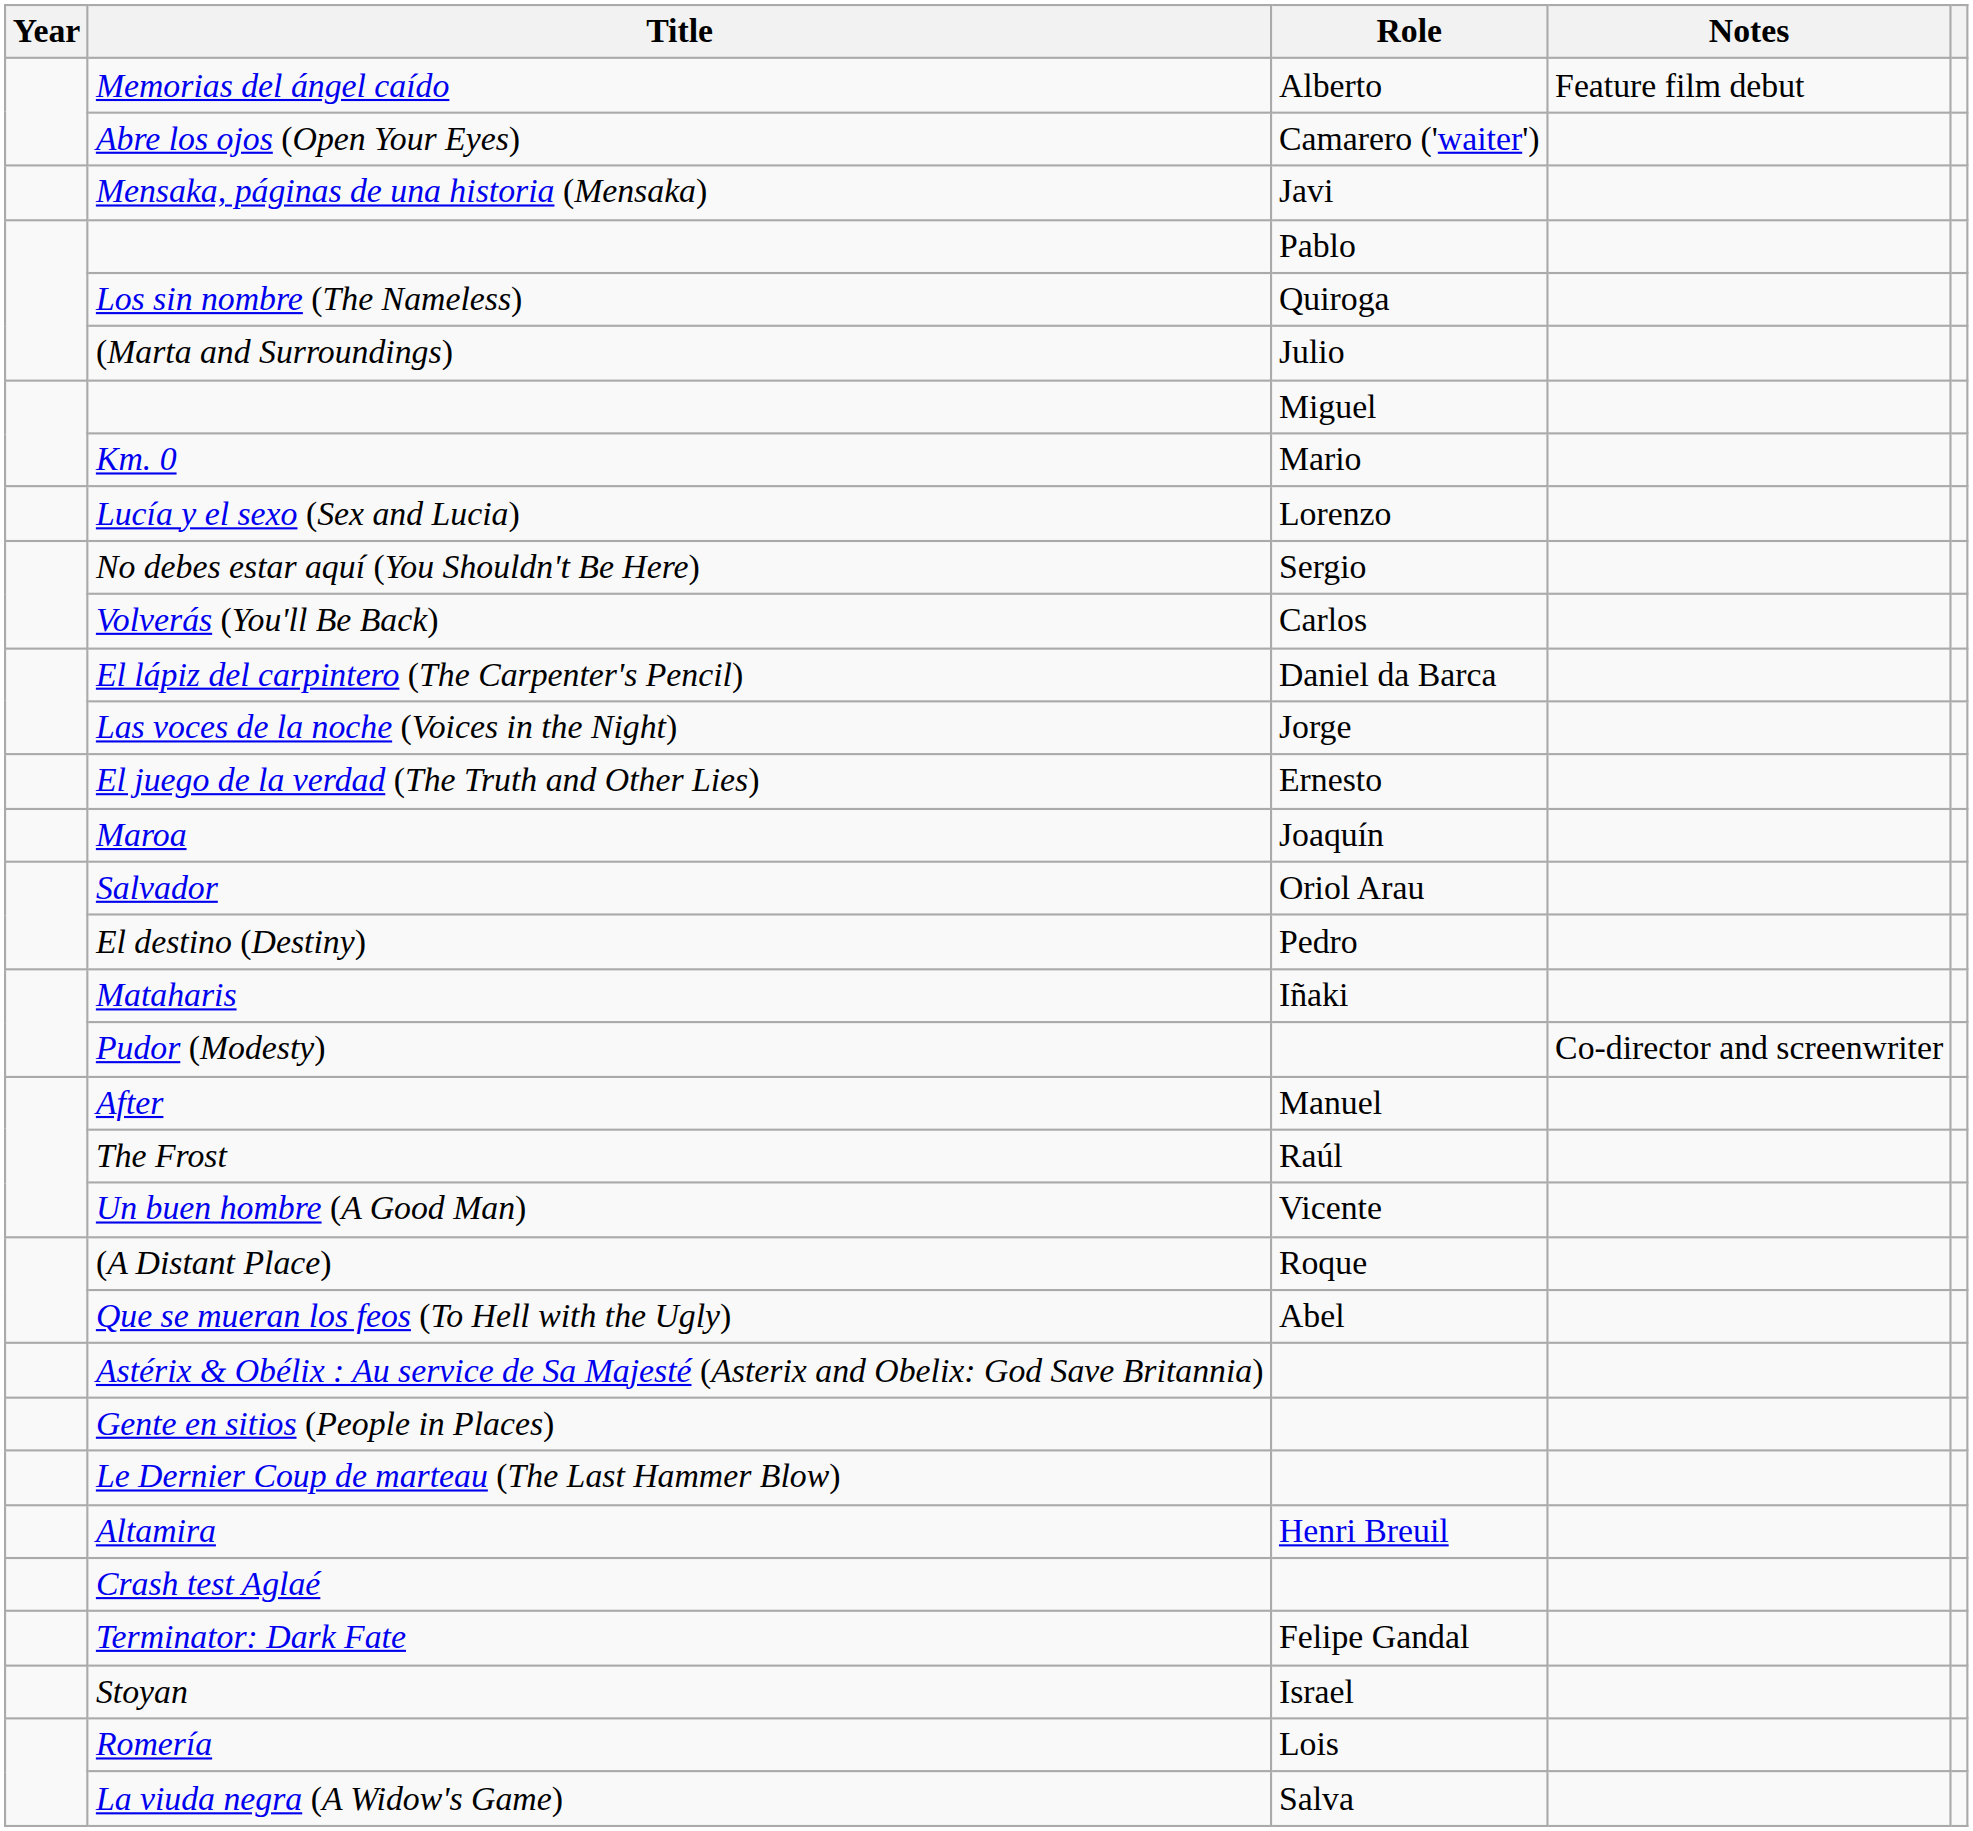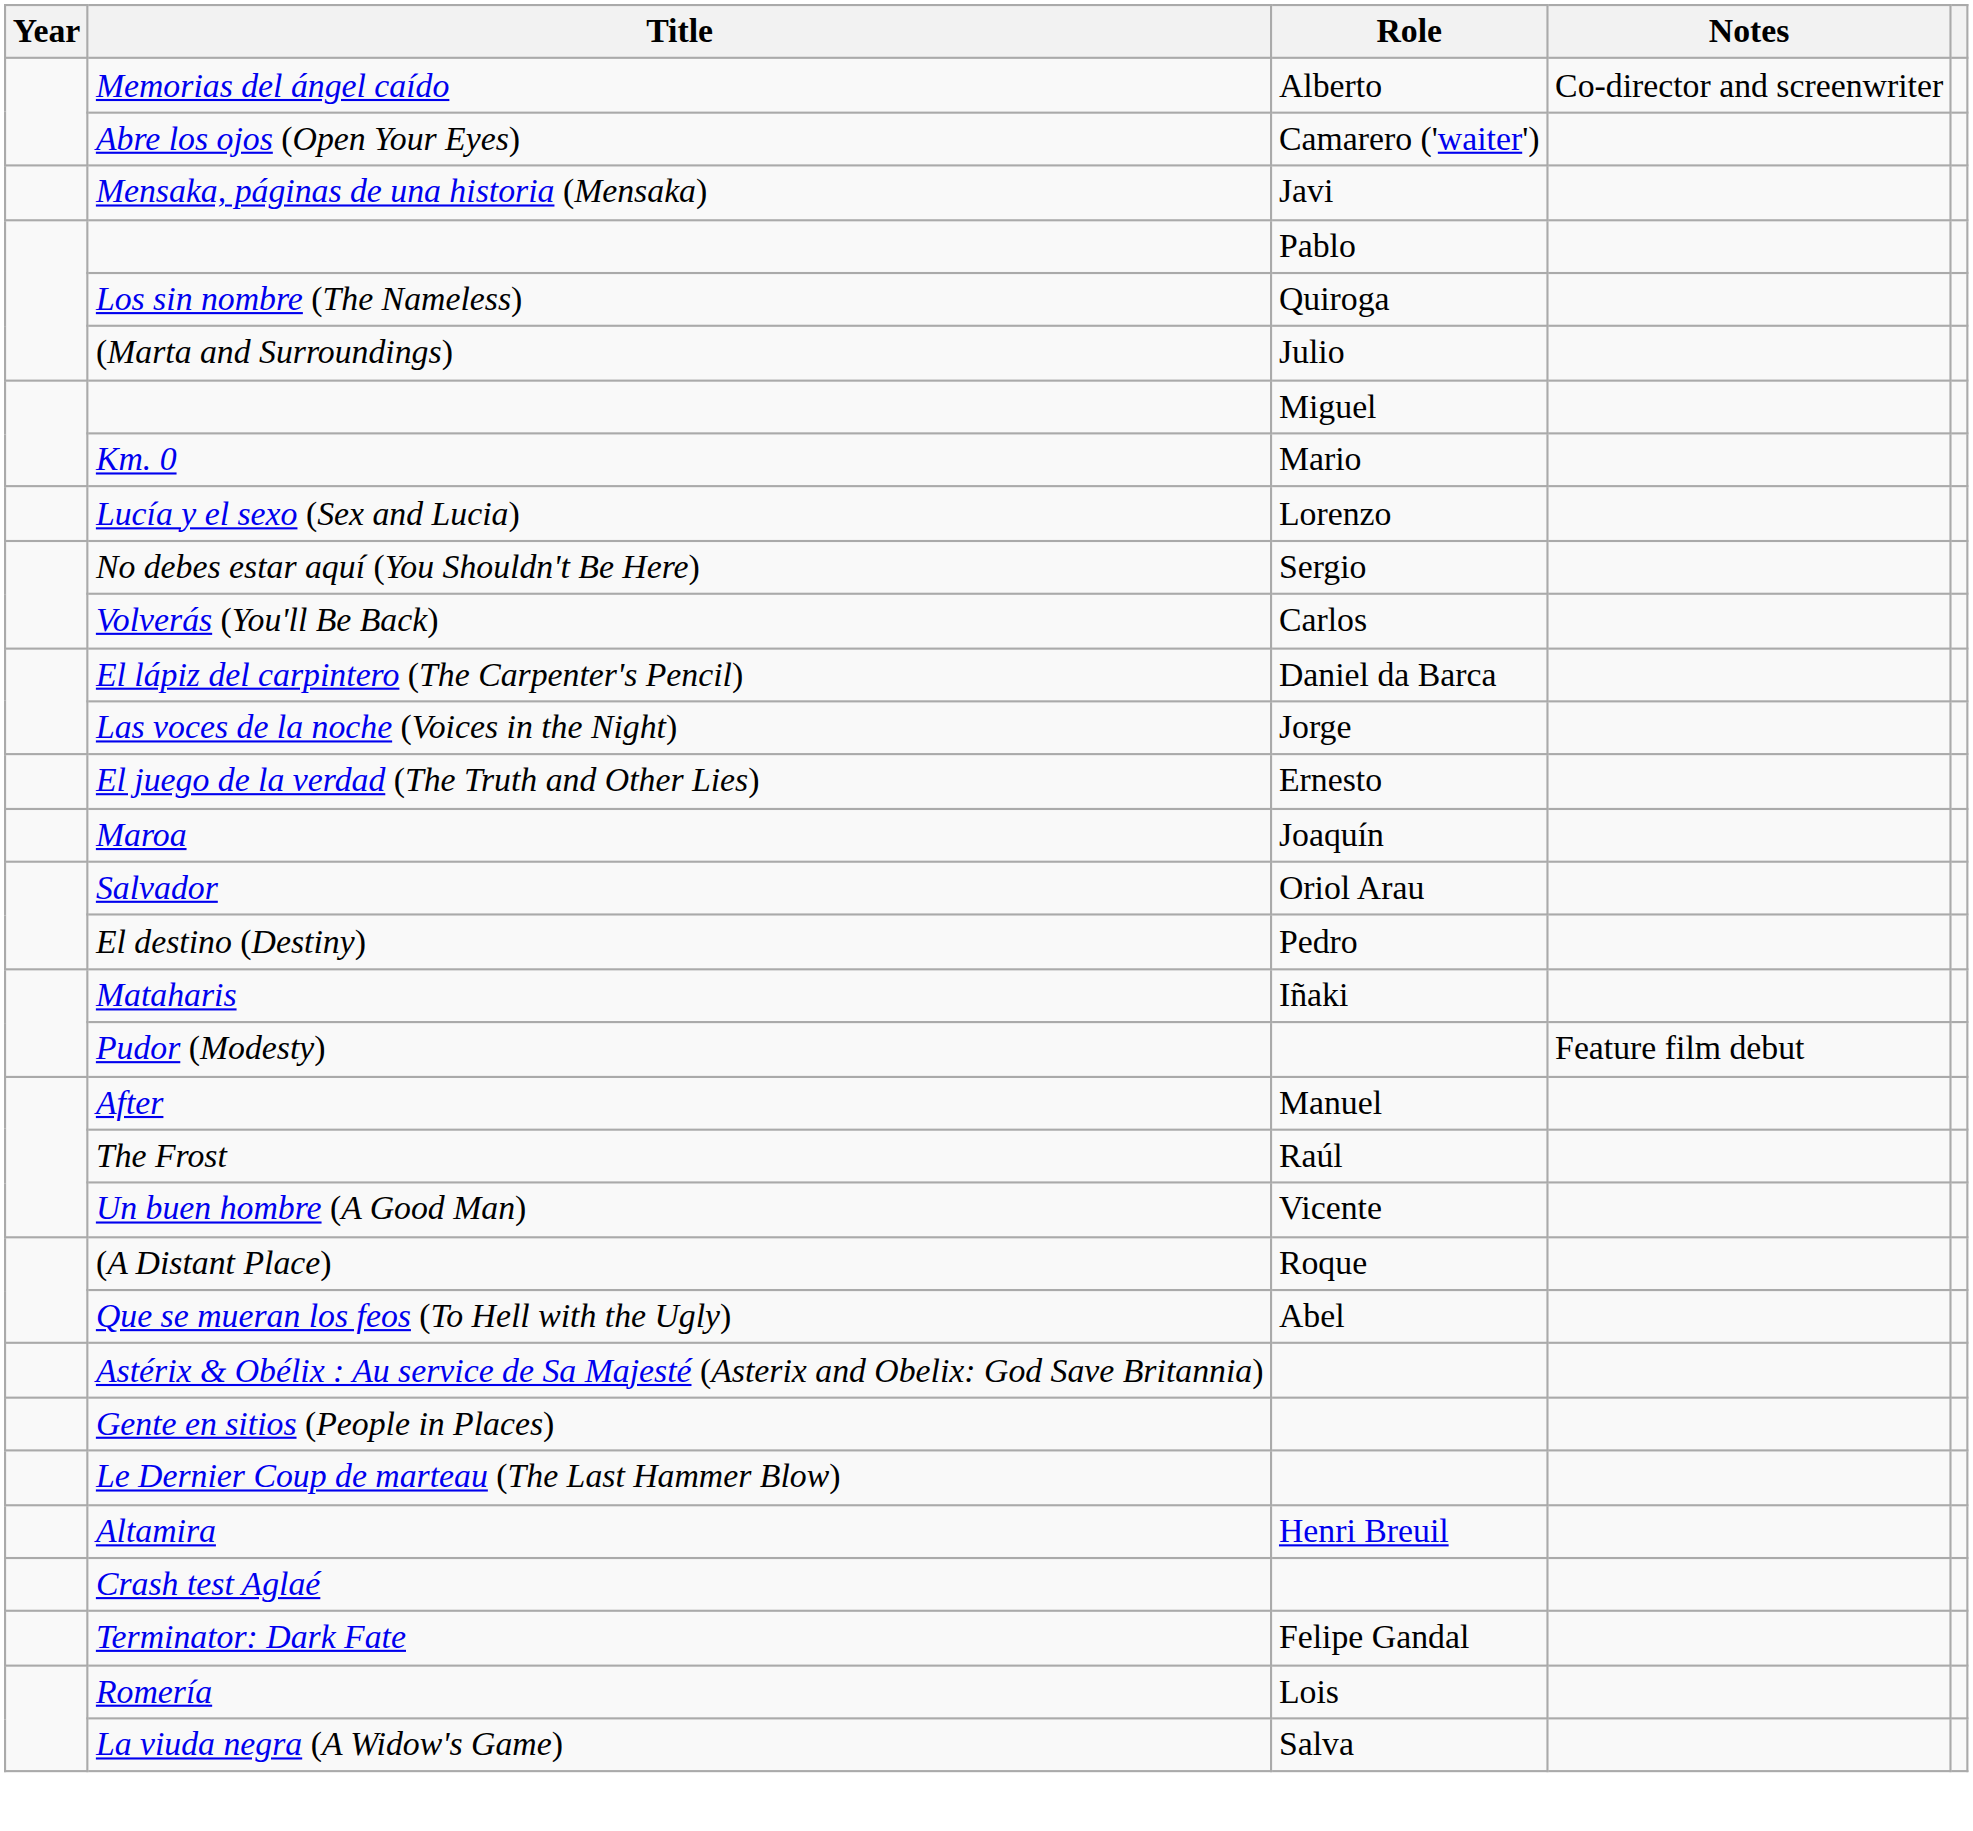(1680, 84) Feature film debut -> (1749, 84) Co-director and screenwriter
(1749, 1048) Co-director and screenwriter -> (1680, 1048) Feature film debut
- row: (142, 1691)
